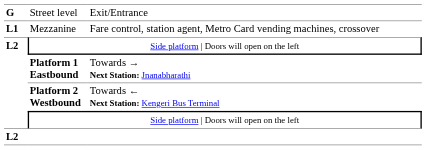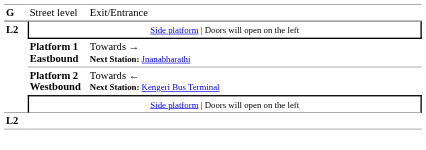- row: (53, 29)
